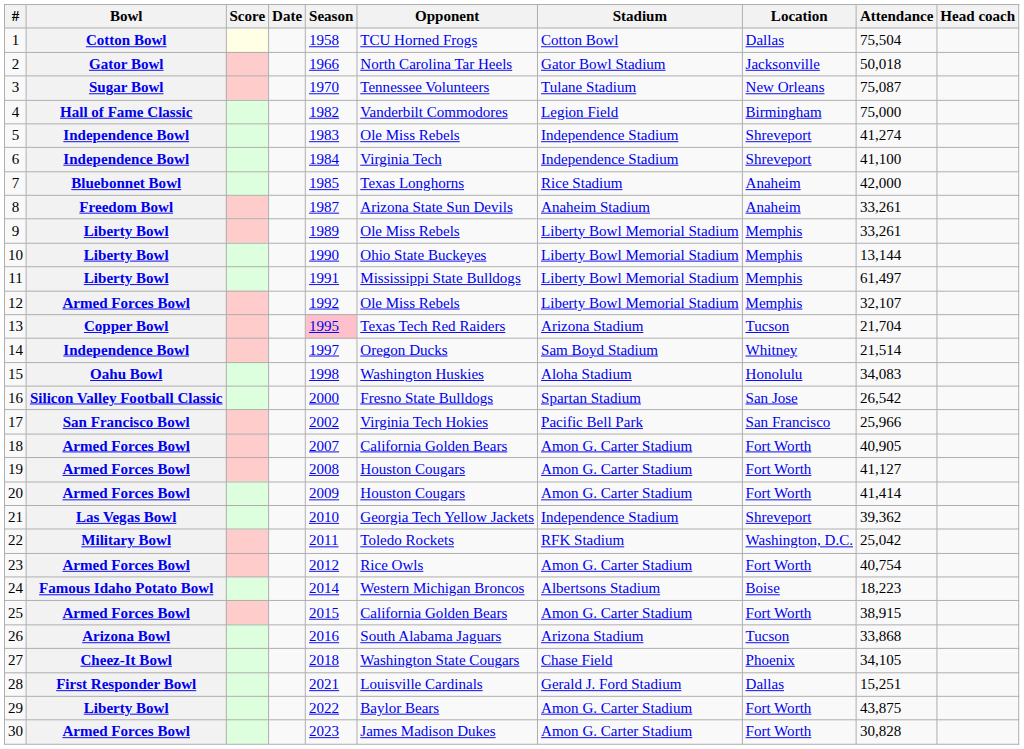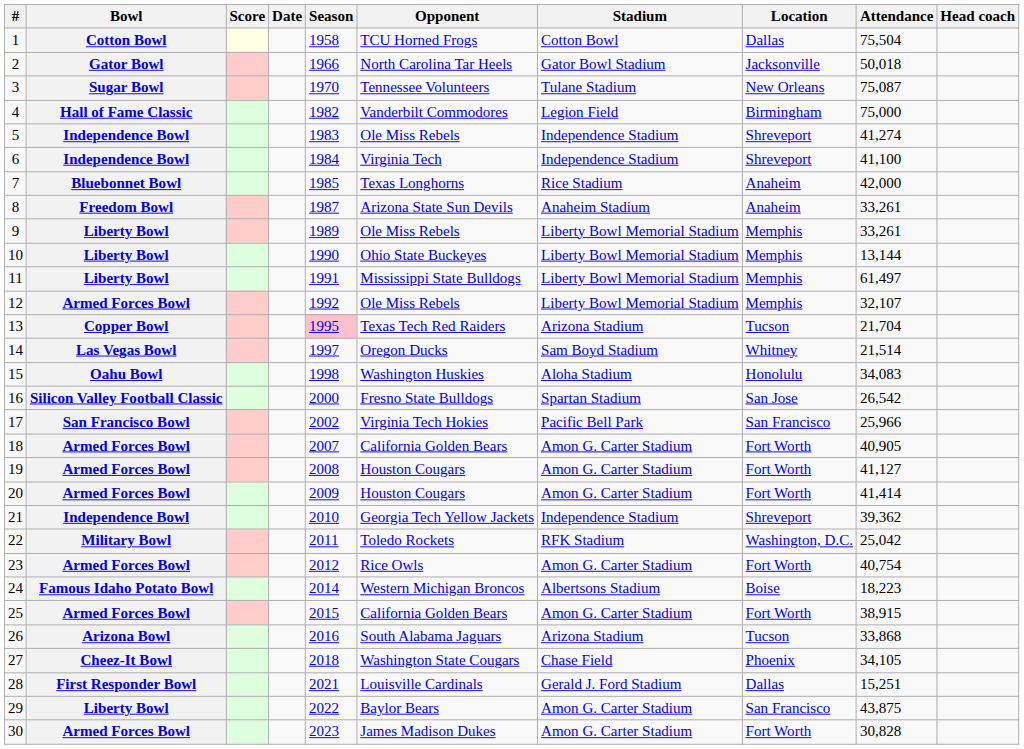(126, 350) Independence Bowl -> (126, 350) Las Vegas Bowl
(126, 517) Las Vegas Bowl -> (126, 517) Independence Bowl
(778, 708) Fort Worth -> (788, 708) San Francisco
